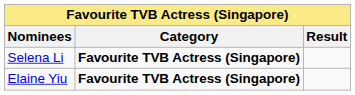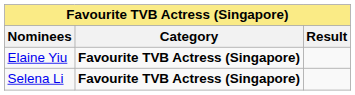rows swapped: (36, 57) <-> (37, 79)
